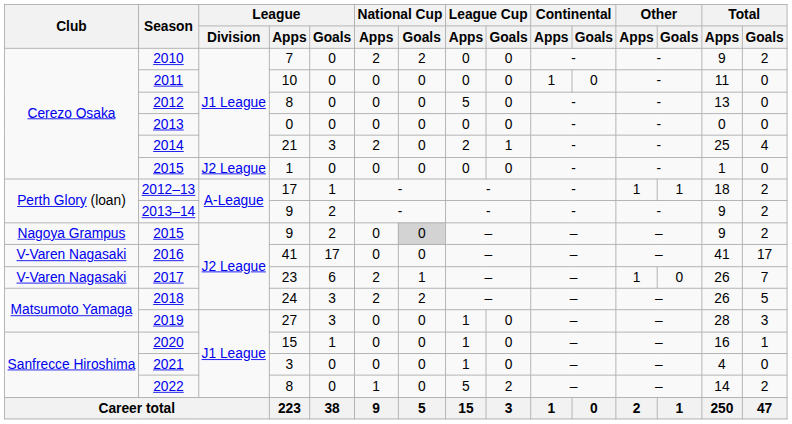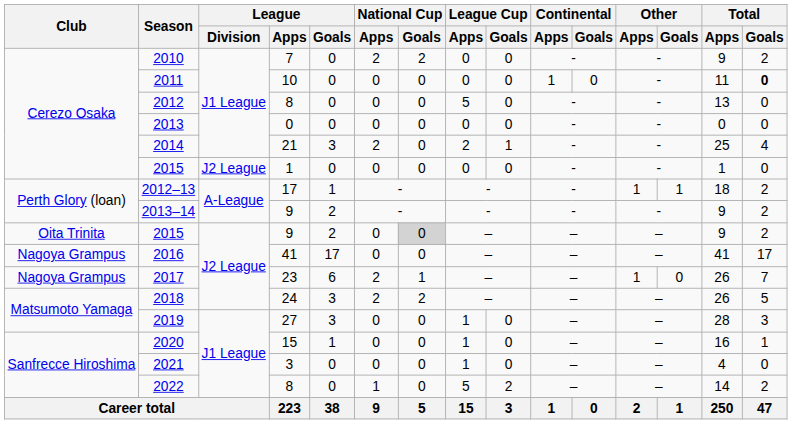(765, 80) normal -> (765, 80) bold
(71, 233) Nagoya Grampus -> (71, 233) Oita Trinita
(71, 255) V-Varen Nagasaki -> (71, 255) Nagoya Grampus
(71, 277) V-Varen Nagasaki -> (71, 277) Nagoya Grampus
